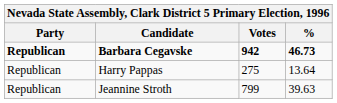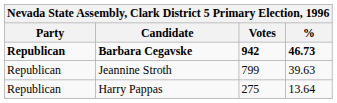rows swapped: (135, 88) <-> (131, 70)
